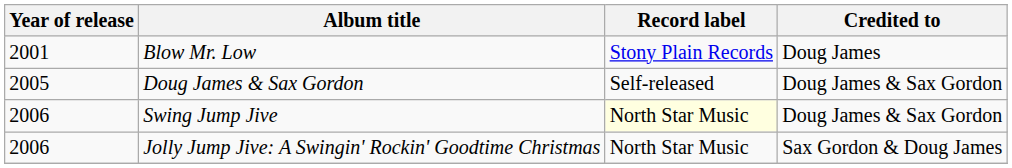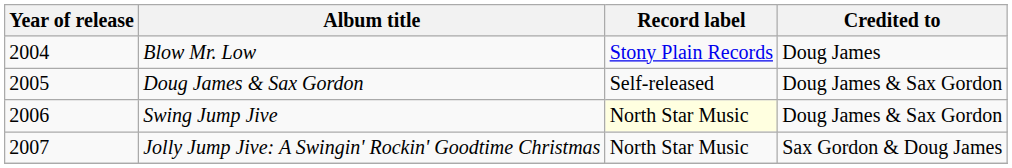(29, 52) 2001 -> (29, 52) 2004
(29, 147) 2006 -> (29, 147) 2007
